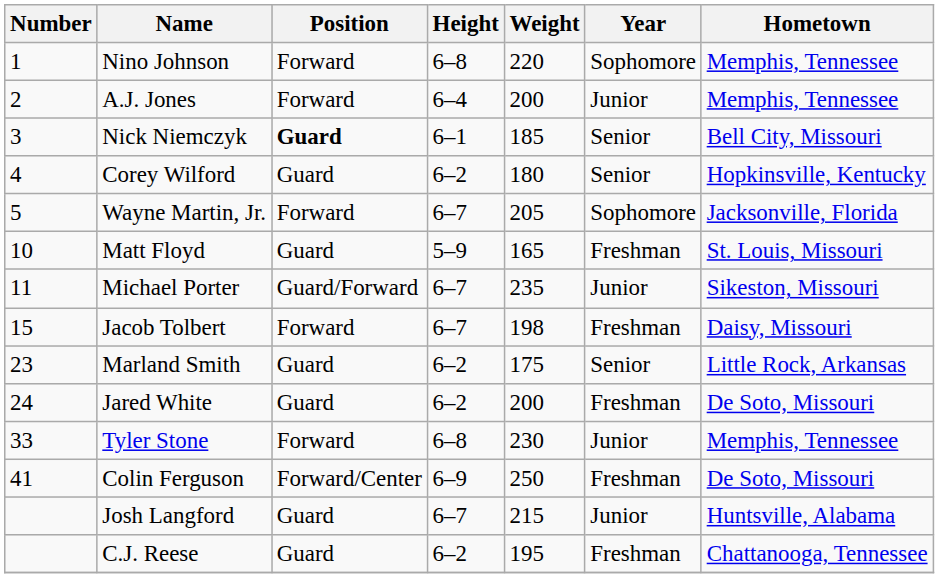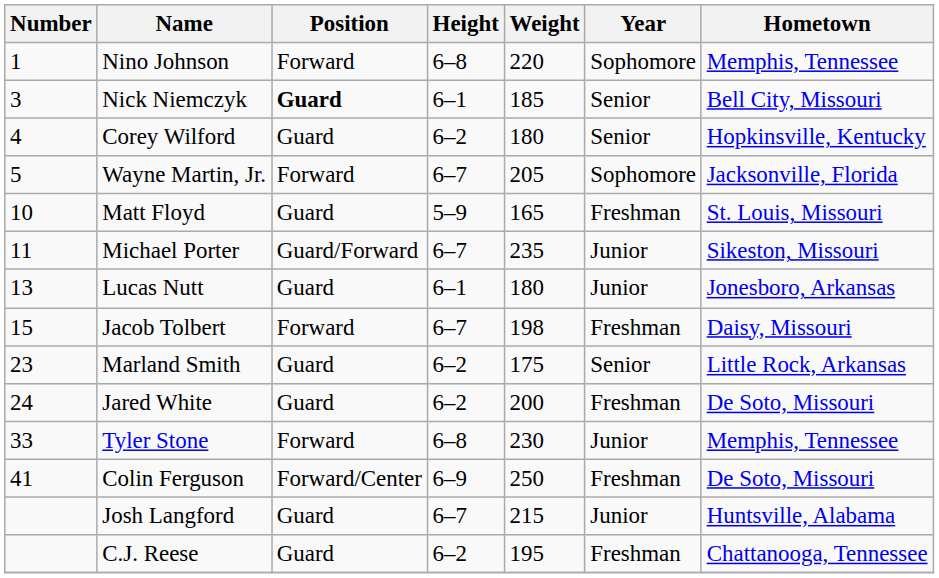- row: (149, 99)
+ row: (153, 288)
